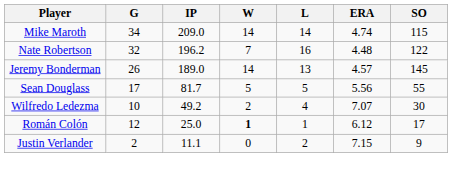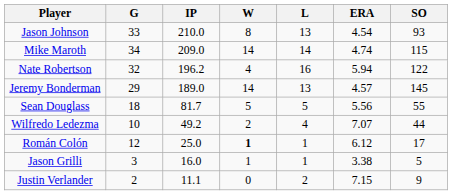+ row: (55, 32)
(248, 50) 7 -> (248, 69) 4
(362, 50) 4.48 -> (362, 69) 5.94
(134, 69) 26 -> (134, 87) 29
(134, 87) 17 -> (134, 106) 18
(419, 106) 30 -> (419, 124) 44
+ row: (55, 161)
